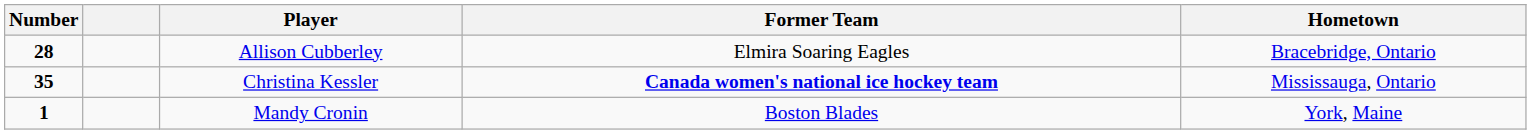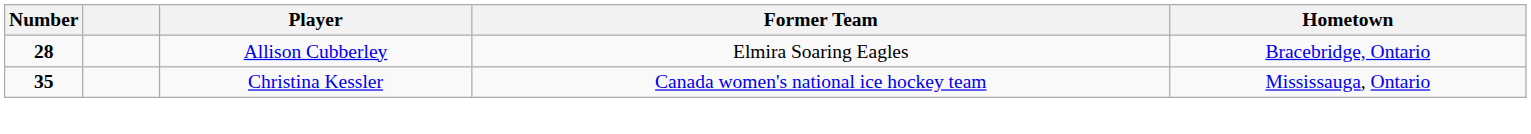(821, 81) bold -> (821, 81) normal
- row: (311, 112)
